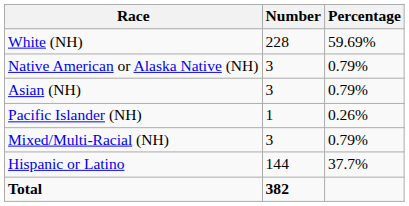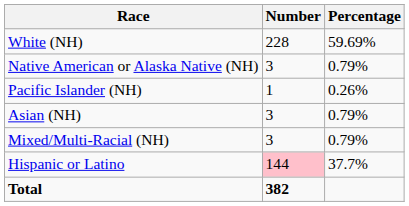rows swapped: (44, 90) <-> (75, 115)
(277, 164) no background -> (277, 164) pink background
